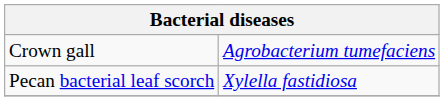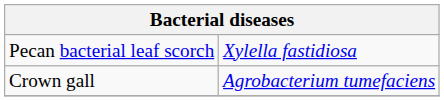rows swapped: (52, 50) <-> (112, 80)
